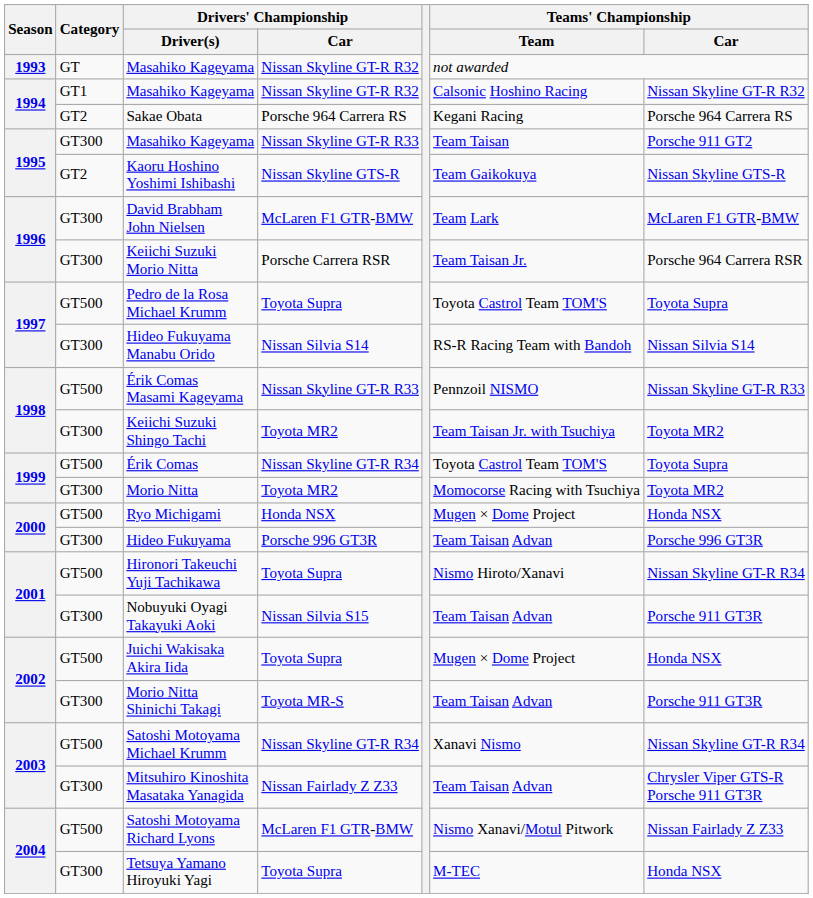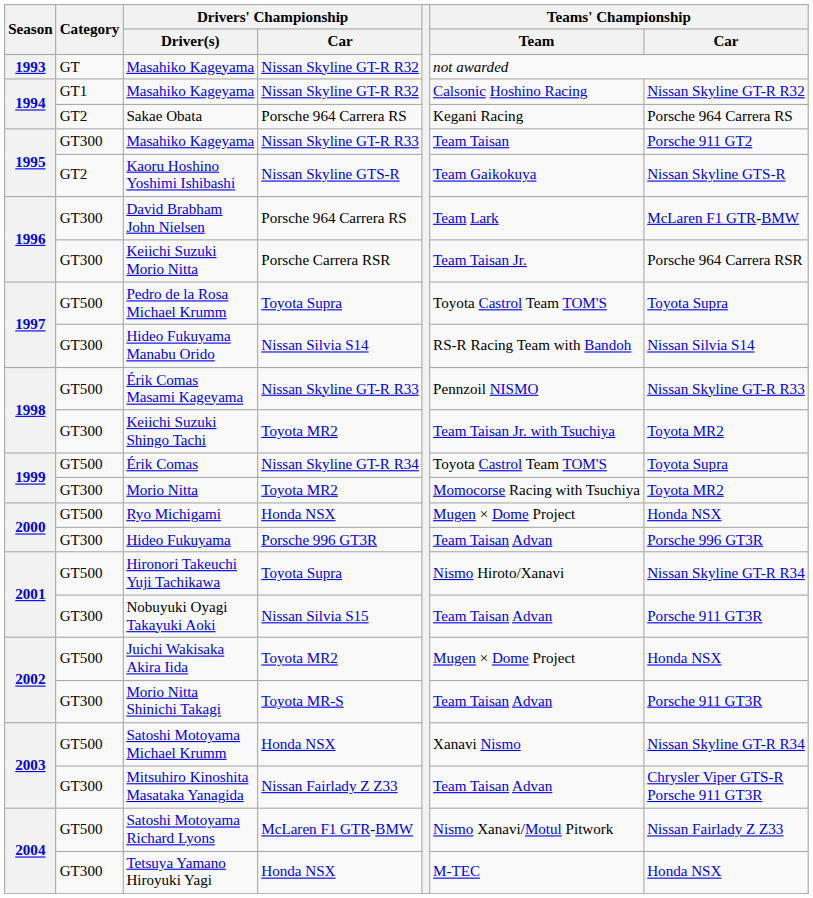(337, 217) McLaren F1 GTR-BMW -> (334, 217) Porsche 964 Carrera RS
(302, 658) Toyota Supra -> (300, 658) Toyota MR2
(340, 743) Nissan Skyline GT-R R34 -> (298, 743) Honda NSX
(302, 871) Toyota Supra -> (298, 871) Honda NSX
